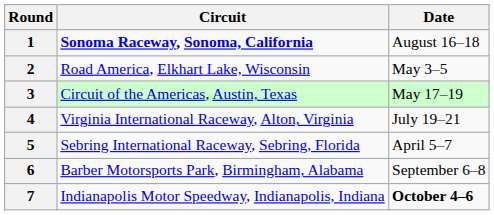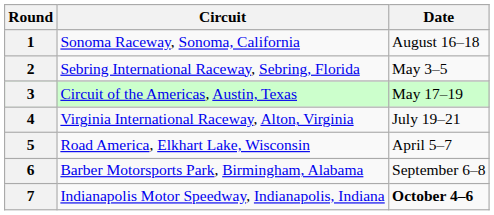(187, 42) bold -> (180, 42) normal
(185, 68) Road America, Elkhart Lake, Wisconsin -> (210, 68) Sebring International Raceway, Sebring, Florida
(210, 144) Sebring International Raceway, Sebring, Florida -> (185, 144) Road America, Elkhart Lake, Wisconsin
